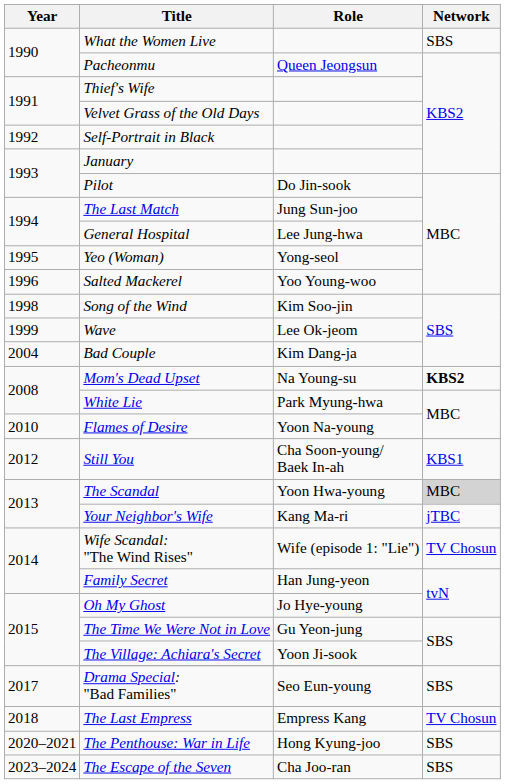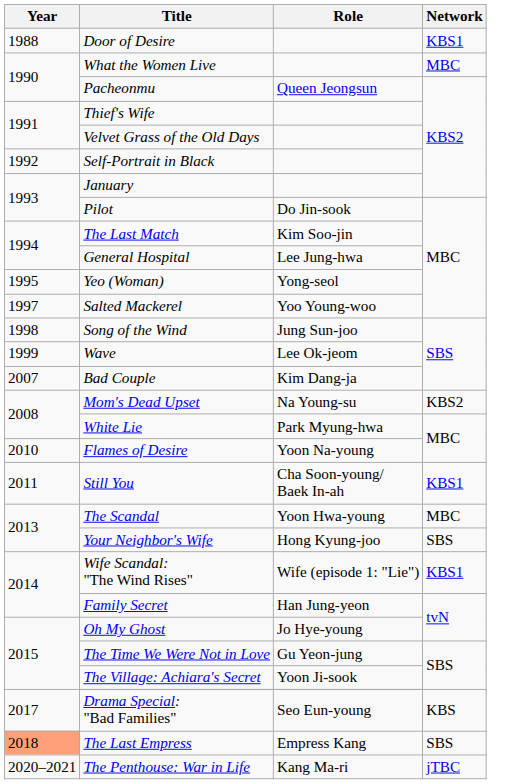+ row: (129, 40)
(440, 40) SBS -> (443, 64) MBC
(317, 209) Jung Sun-joo -> (315, 233) Kim Soo-jin
(23, 281) 1996 -> (23, 305) 1997
(315, 305) Kim Soo-jin -> (317, 329) Jung Sun-joo
(23, 354) 2004 -> (23, 378) 2007
(445, 378) bold -> (445, 402) normal
(23, 459) 2012 -> (23, 483) 2011
(443, 491) lightgrey background -> (443, 515) no background
(313, 515) Kang Ma-ri -> (329, 539) Hong Kyung-joo
(443, 515) jTBC -> (440, 539) SBS
(461, 548) TV Chosun -> (445, 572) KBS1
(440, 686) SBS -> (441, 710) KBS
(23, 718) no background -> (23, 742) lightsalmon background
(461, 718) TV Chosun -> (440, 742) SBS
(329, 742) Hong Kyung-joo -> (313, 766) Kang Ma-ri
(440, 742) SBS -> (443, 766) jTBC
- row: (157, 766)
